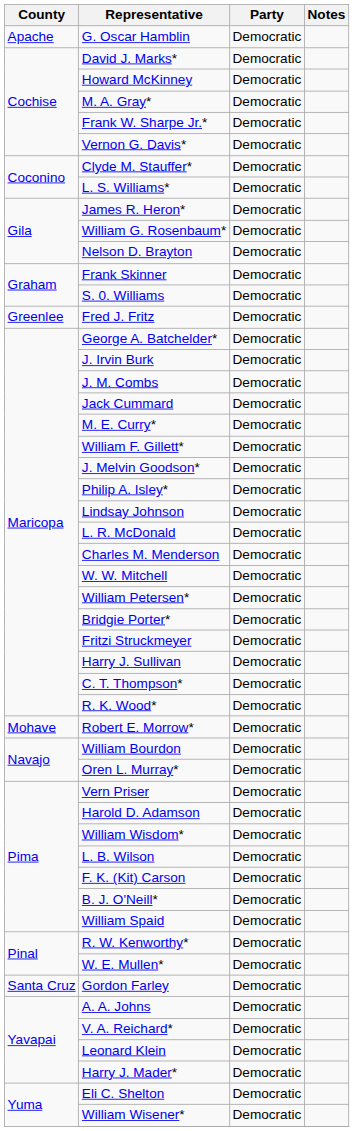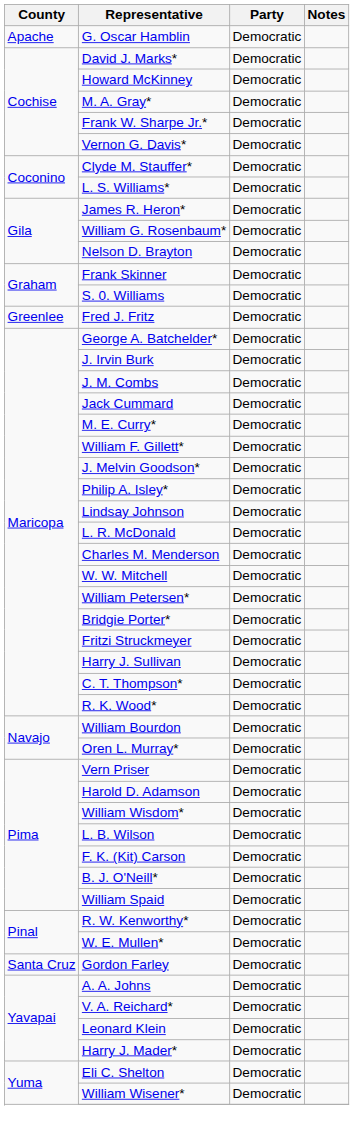- row: (138, 727)
